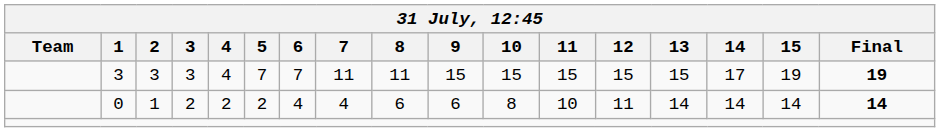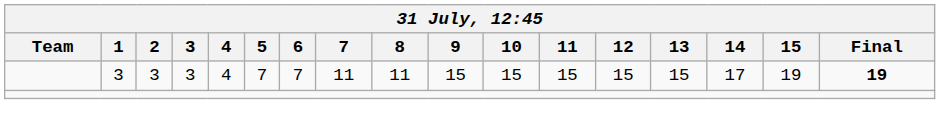- row: (119, 104)
